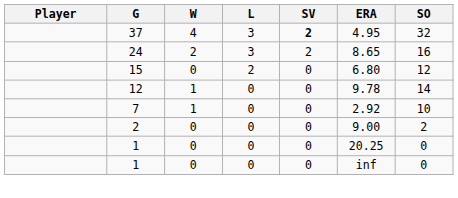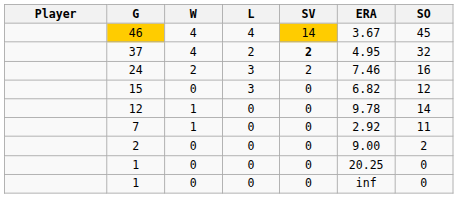+ row: (136, 33)
(251, 33) 3 -> (251, 52) 2
(366, 52) 8.65 -> (366, 70) 7.46
(251, 70) 2 -> (251, 89) 3
(366, 70) 6.80 -> (366, 89) 6.82
(424, 108) 10 -> (424, 127) 11
